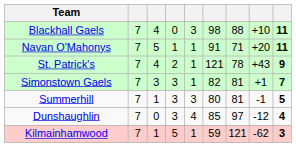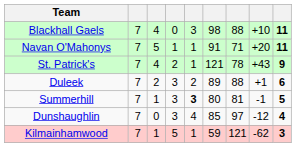- row: (66, 82)
+ row: (66, 82)
(194, 99) normal -> (194, 99) bold
